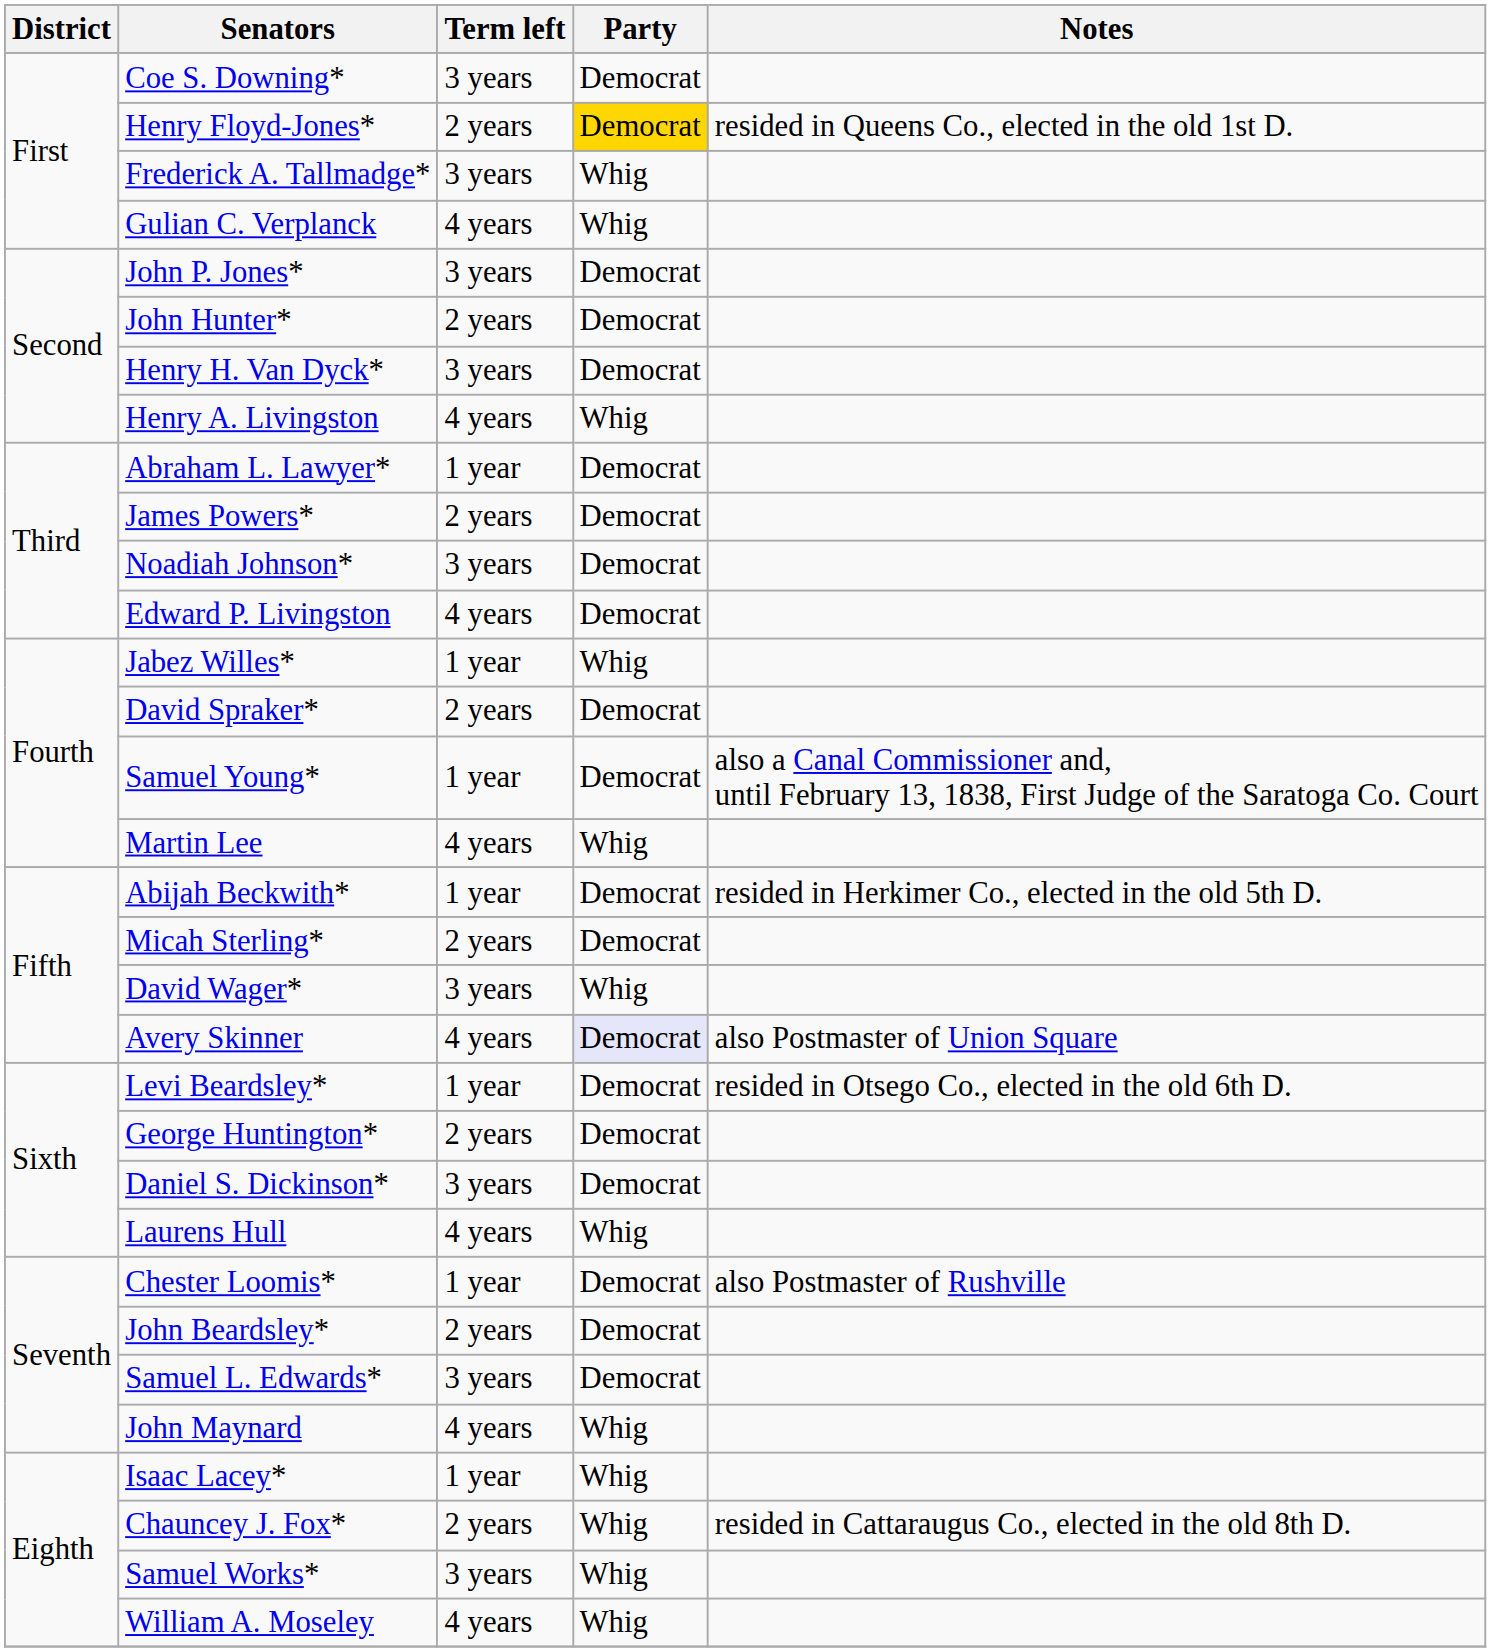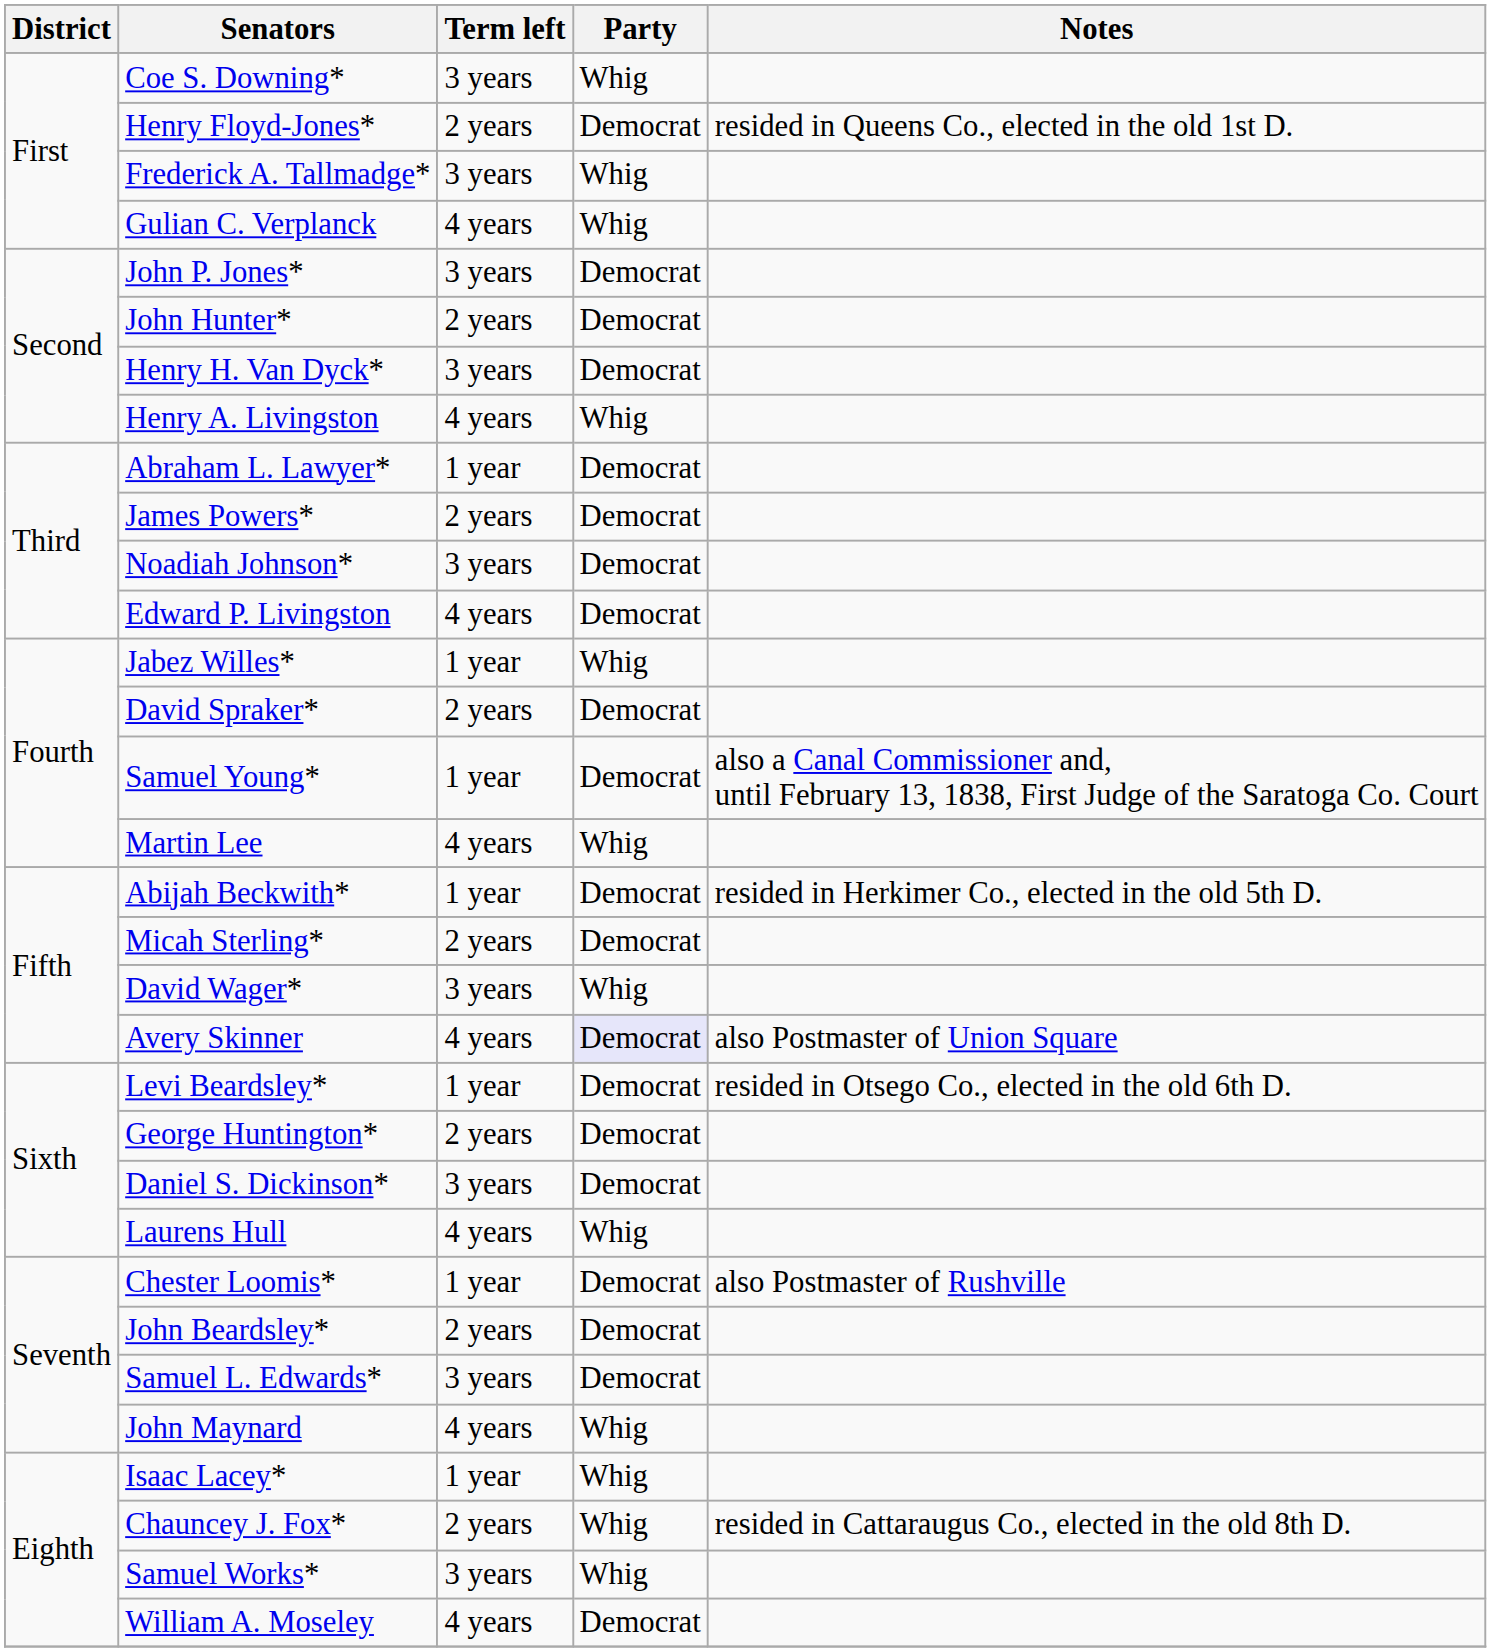(640, 77) Democrat -> (614, 77) Whig
(640, 126) gold background -> (640, 126) no background
(614, 1622) Whig -> (640, 1622) Democrat
